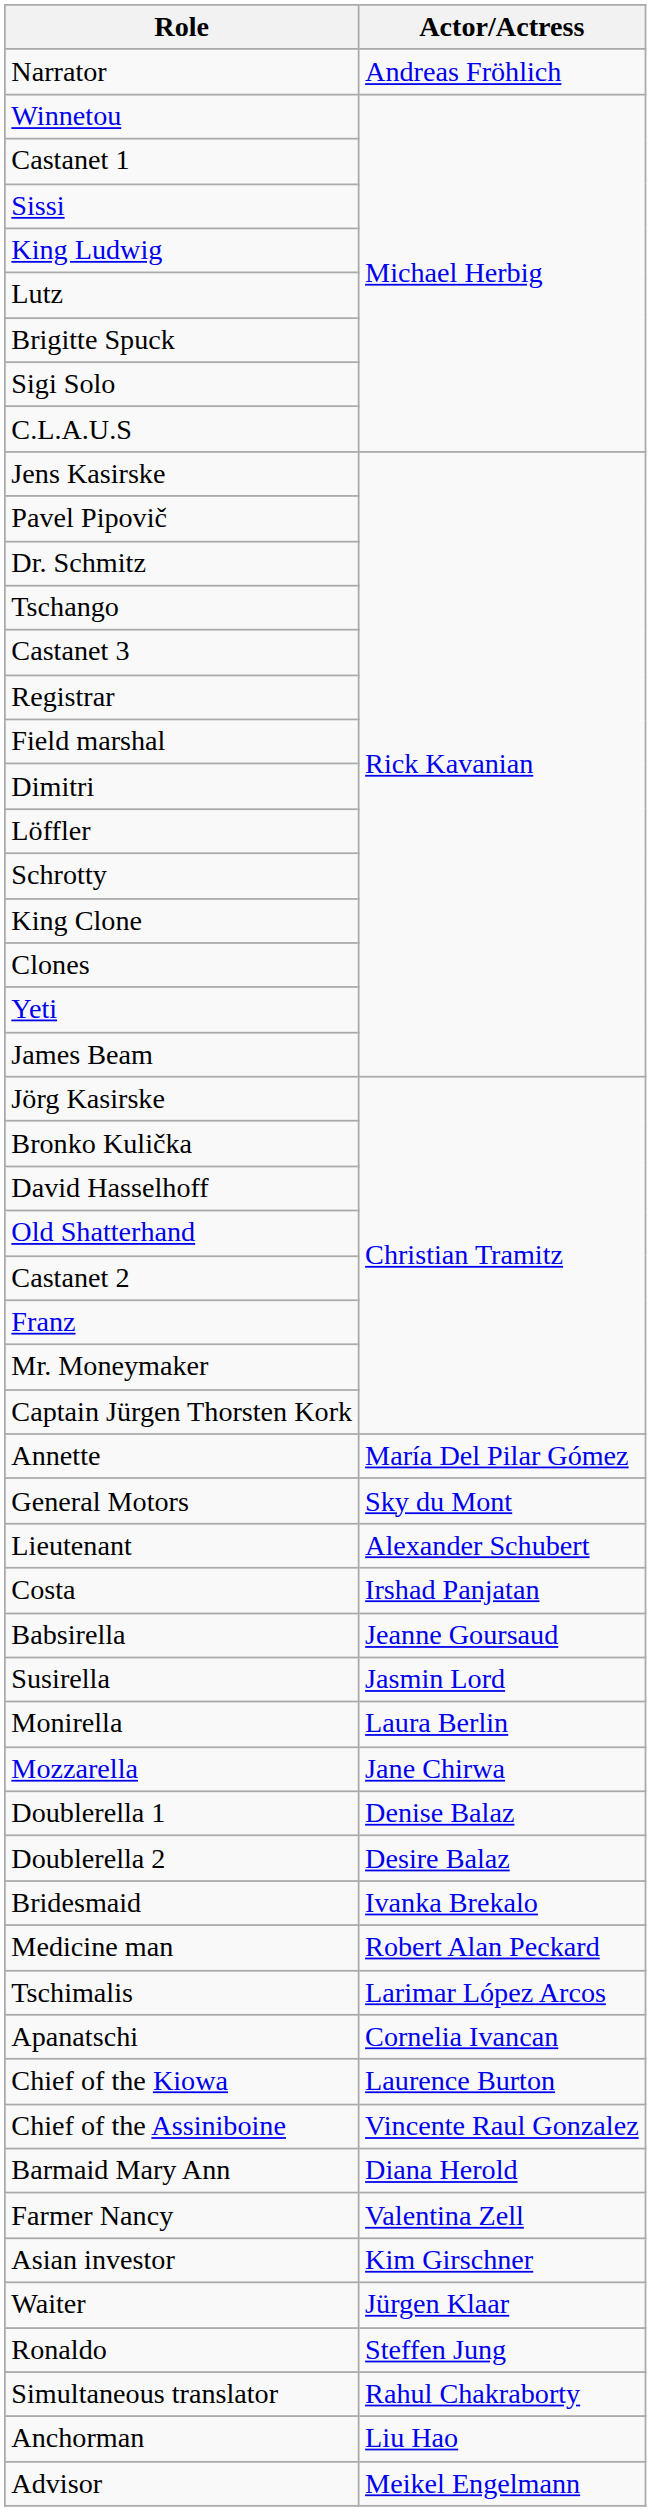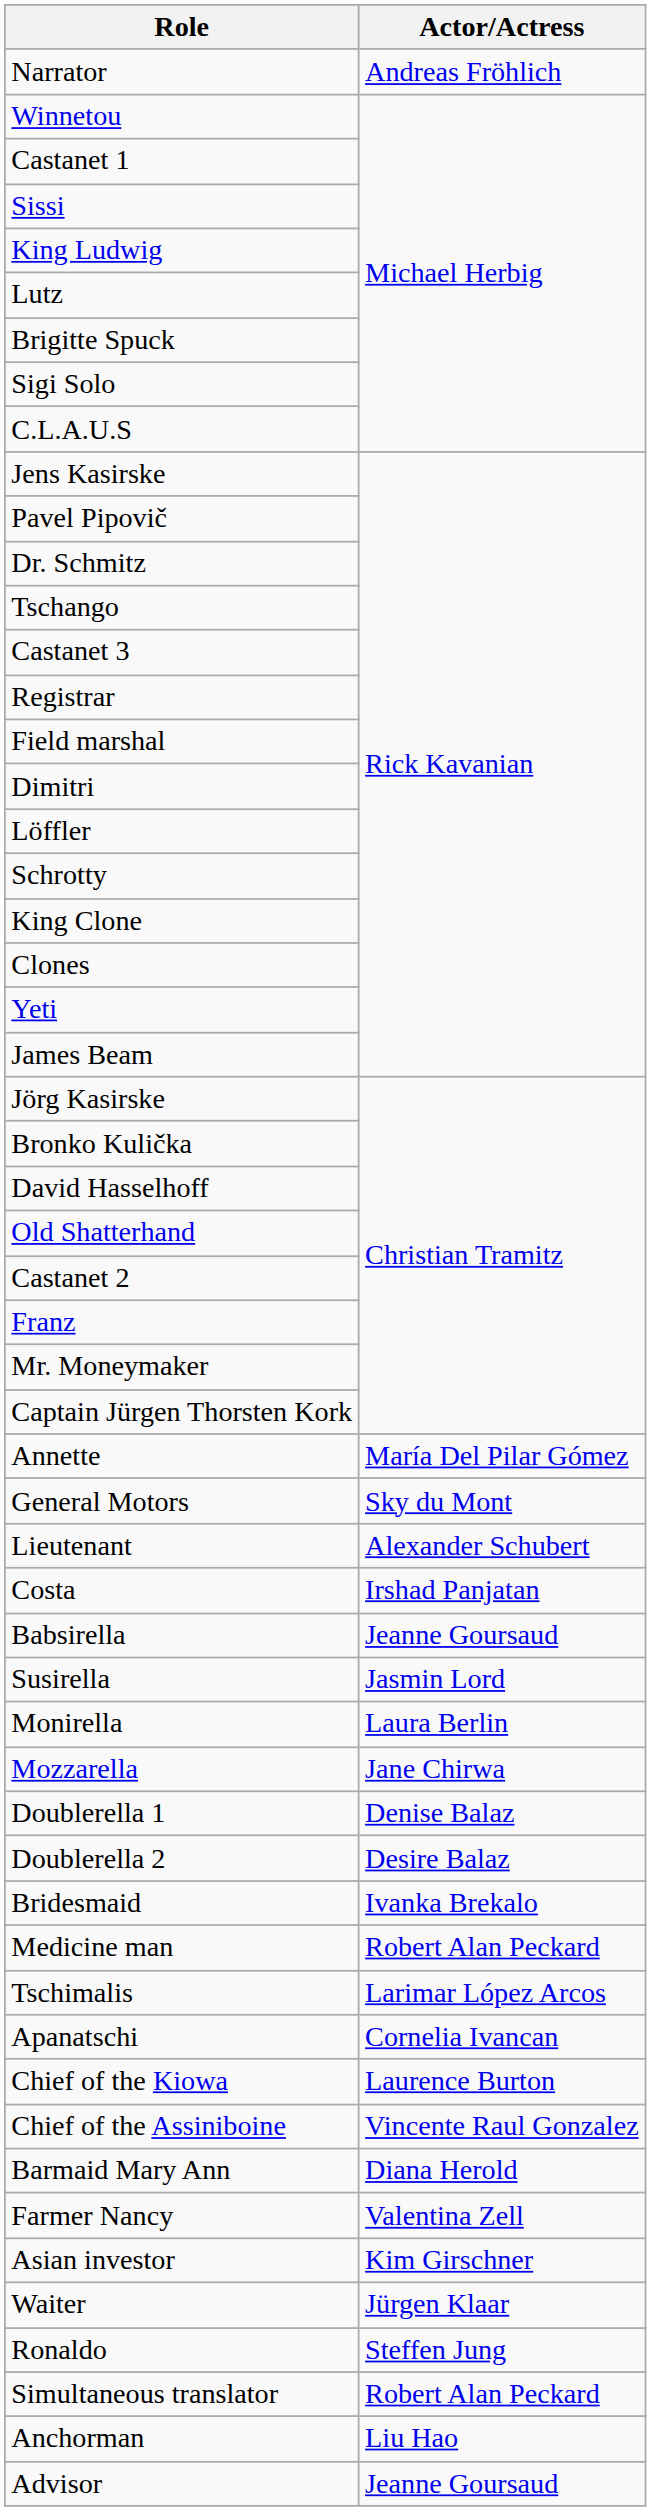(473, 2393) Rahul Chakraborty -> (482, 2393) Robert Alan Peckard
(473, 2483) Meikel Engelmann -> (462, 2483) Jeanne Goursaud
